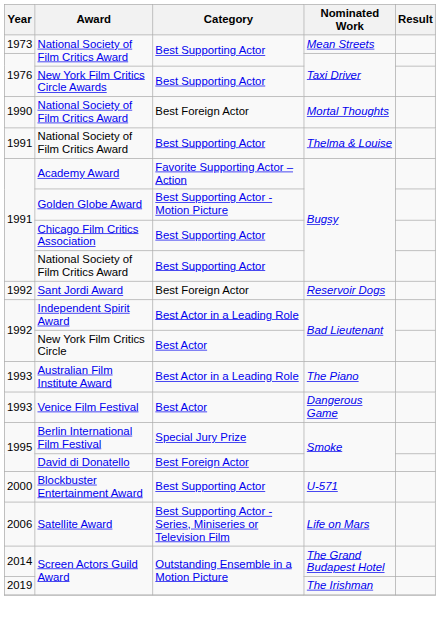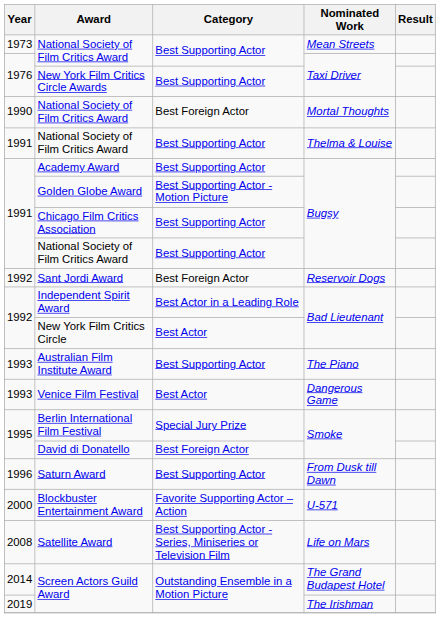(224, 173) Favorite Supporting Actor – Action -> (210, 167) Best Supporting Actor
(227, 376) Best Actor in a Leading Role -> (210, 363) Best Supporting Actor
+ row: (71, 474)
(210, 487) Best Supporting Actor -> (224, 505) Favorite Supporting Actor – Action
(20, 524) 2006 -> (20, 542) 2008
